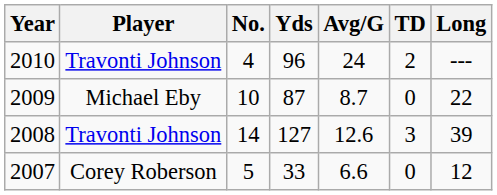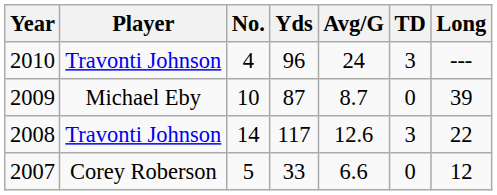(410, 60) 2 -> (410, 60) 3
(461, 97) 22 -> (461, 97) 39
(294, 134) 127 -> (294, 134) 117
(461, 134) 39 -> (461, 134) 22
